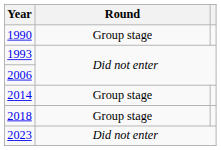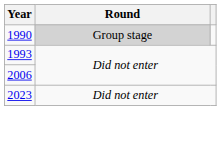(122, 35) no background -> (122, 35) lightgrey background
- row: (20, 95)
- row: (20, 115)
